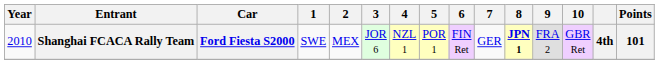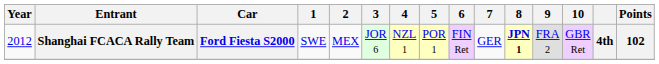(20, 41) 2010 -> (20, 41) 2012
(635, 41) 101 -> (635, 41) 102
